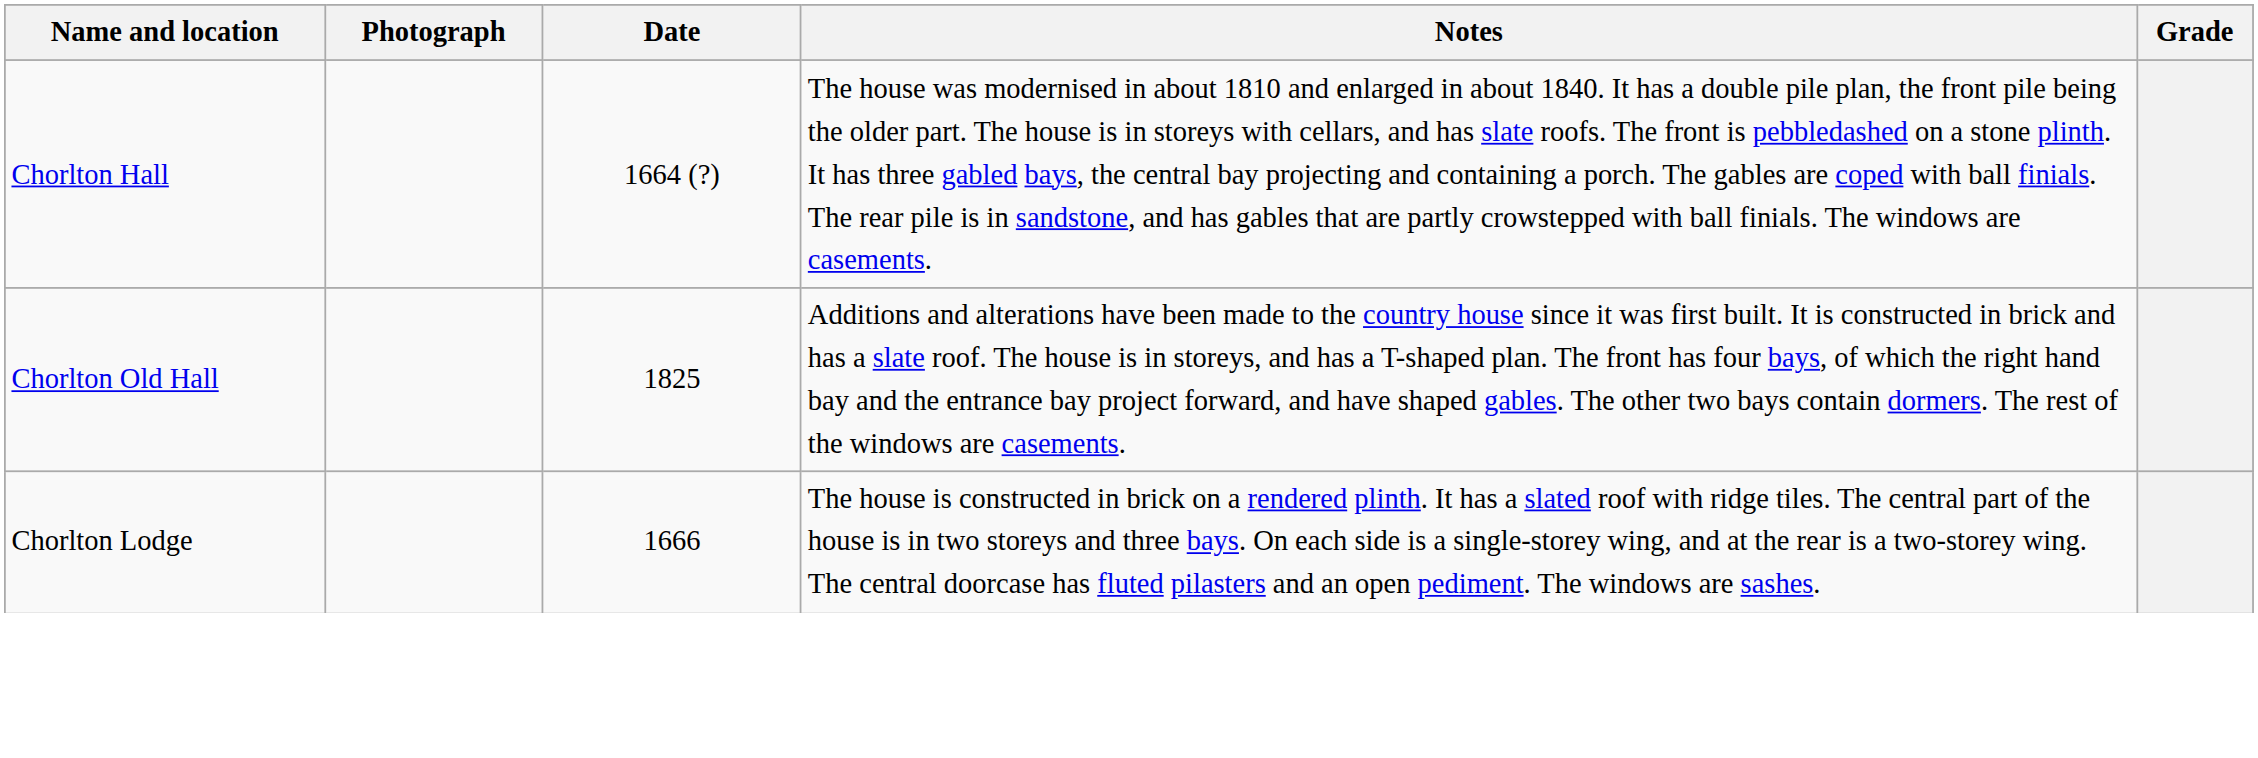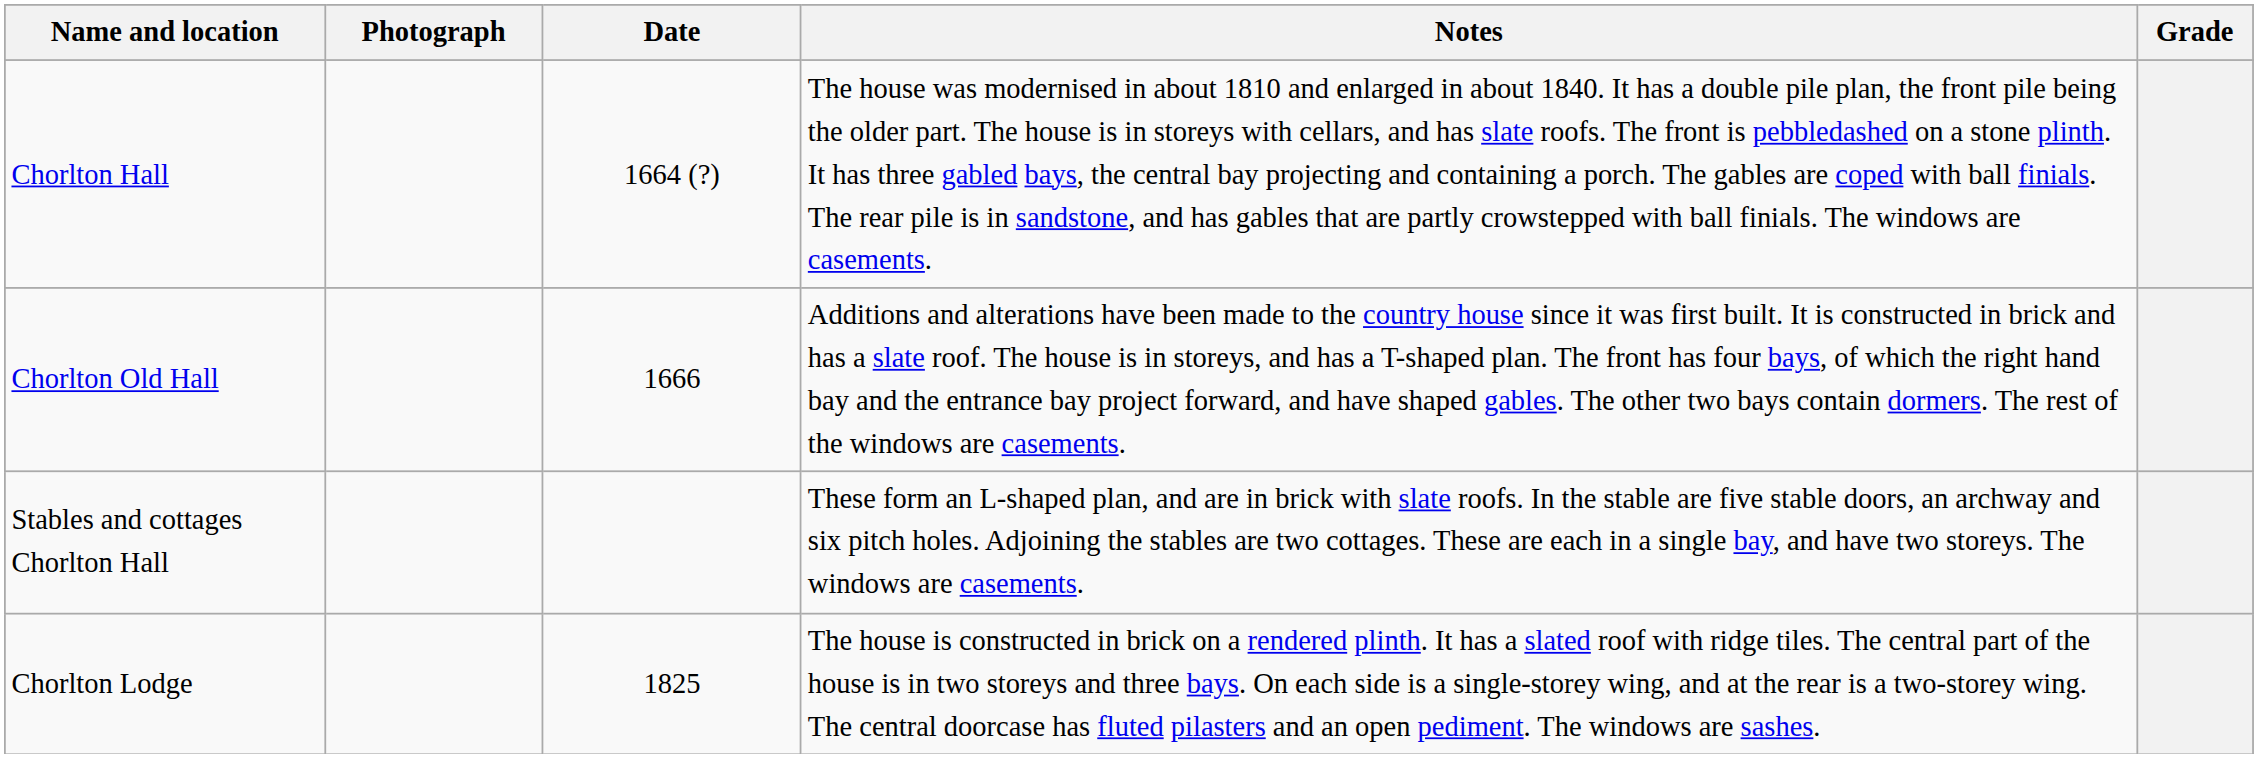(672, 379) 1825 -> (672, 379) 1666
+ row: (127, 541)
(672, 541) 1666 -> (672, 683) 1825
